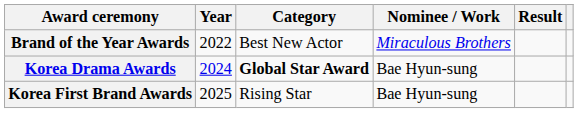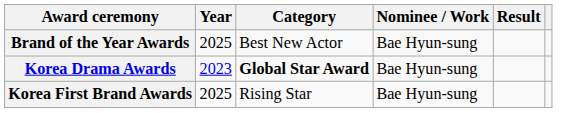(216, 42) 2022 -> (216, 42) 2025
(444, 42) Miraculous Brothers -> (427, 42) Bae Hyun-sung
(216, 68) 2024 -> (216, 68) 2023
